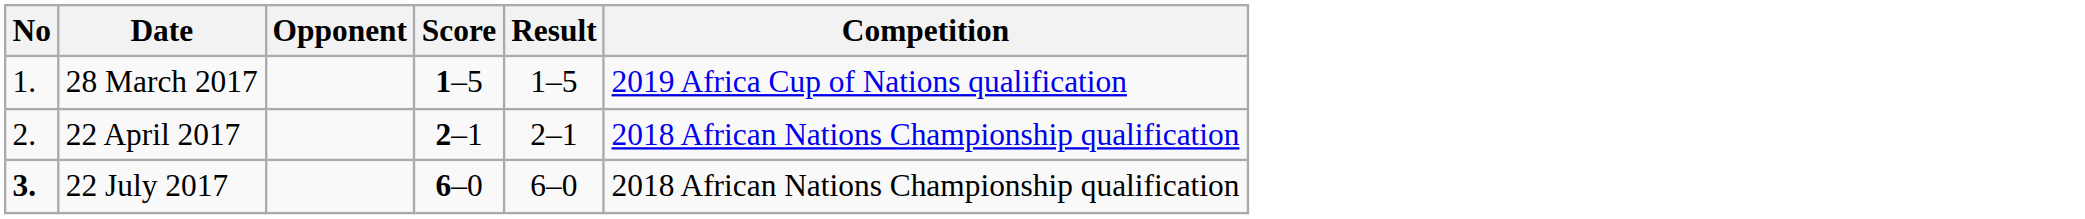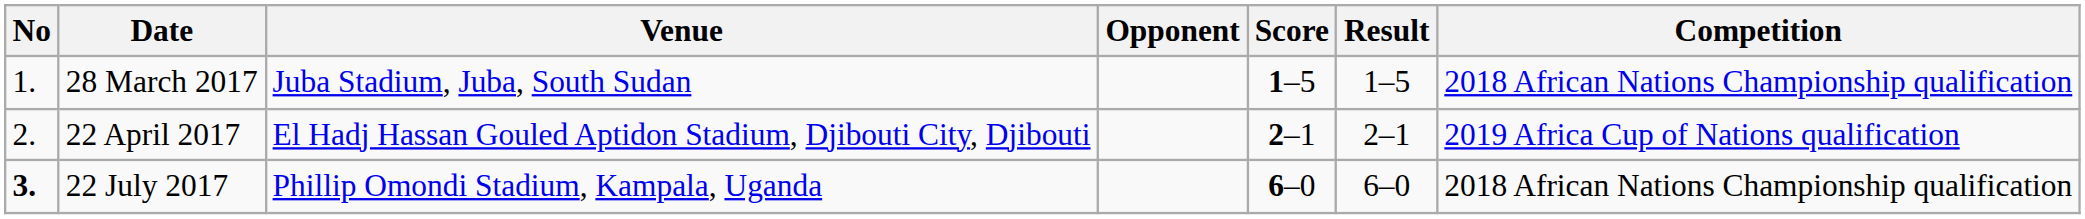+ column: (682, 30)
(869, 81) 2019 Africa Cup of Nations qualification -> (1758, 81) 2018 African Nations Championship qualification
(926, 133) 2018 African Nations Championship qualification -> (1702, 133) 2019 Africa Cup of Nations qualification
